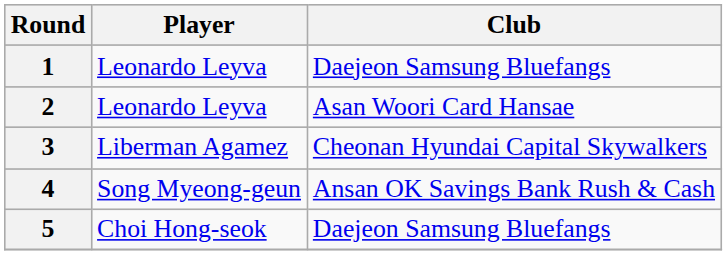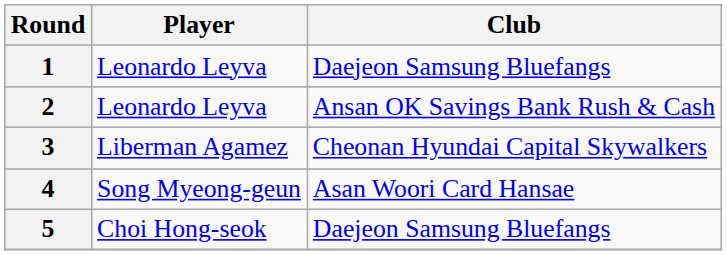(444, 106) Asan Woori Card Hansae -> (514, 106) Ansan OK Savings Bank Rush & Cash
(514, 188) Ansan OK Savings Bank Rush & Cash -> (444, 188) Asan Woori Card Hansae
